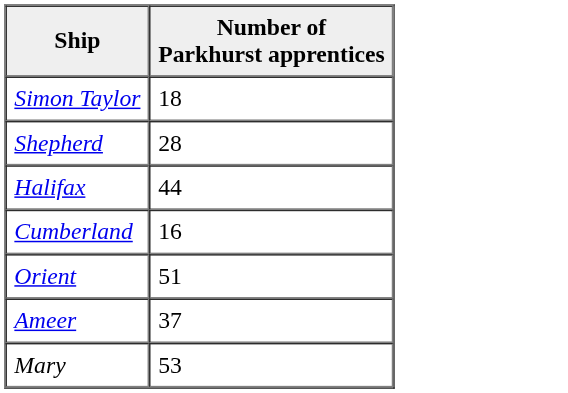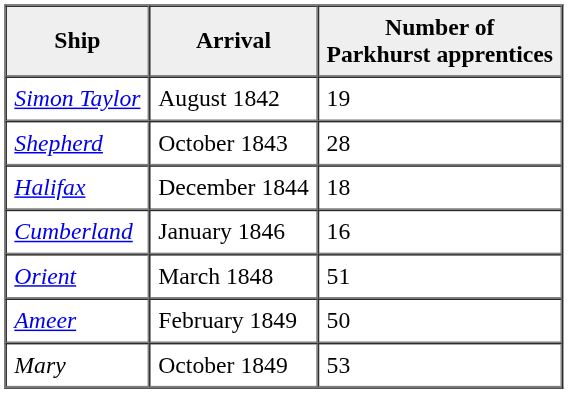+ column: (233, 40)
(170, 98) 18 -> (338, 98) 19
(170, 187) 44 -> (338, 187) 18
(170, 320) 37 -> (338, 320) 50
